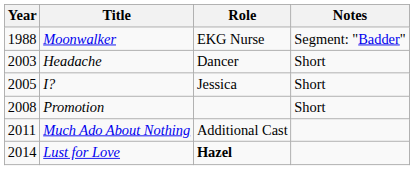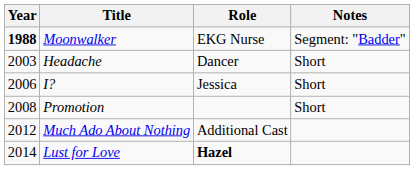(22, 38) normal -> (22, 38) bold
(22, 84) 2005 -> (22, 84) 2006
(22, 130) 2011 -> (22, 130) 2012
